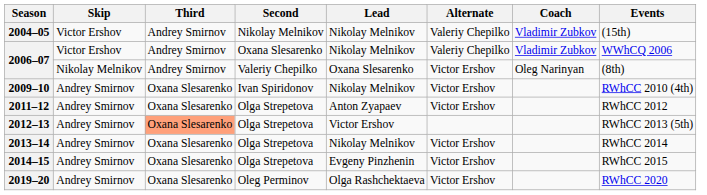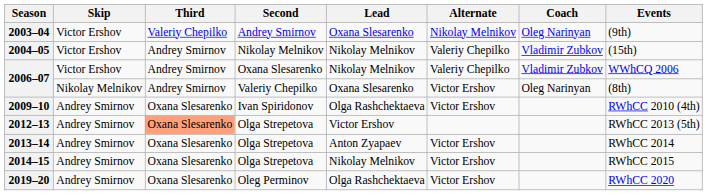+ row: (29, 32)
(372, 87) Nikolay Melnikov -> (377, 106) Olga Rashchektaeva
- row: (29, 106)
(372, 143) Nikolay Melnikov -> (365, 143) Anton Zyapaev
(372, 161) Evgeny Pinzhenin -> (372, 161) Nikolay Melnikov
